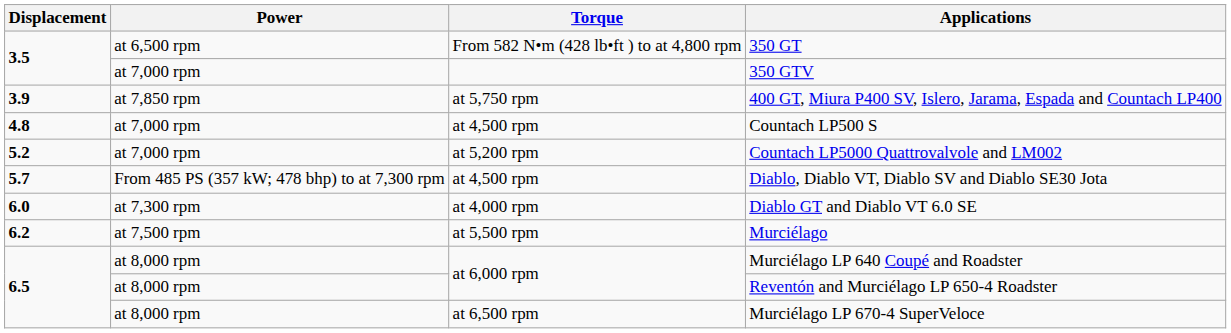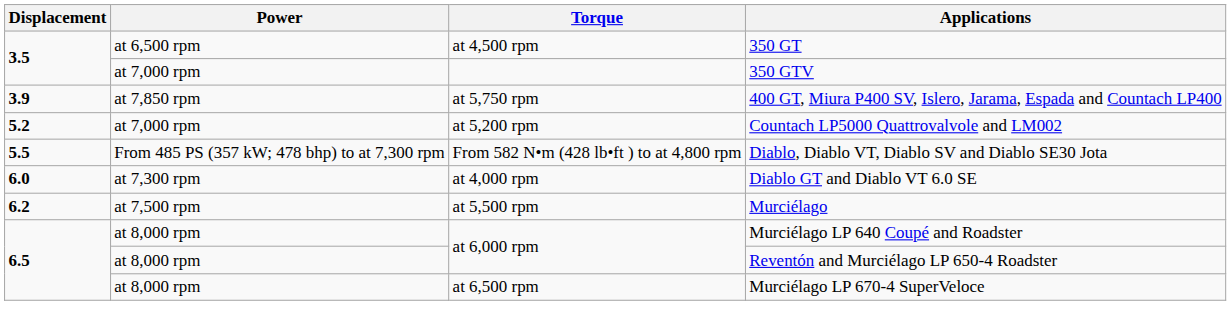(597, 44) From 582 N•m (428 lb•ft ) to at 4,800 rpm -> (496, 44) at 4,500 rpm
- row: (813, 125)
(19, 179) 5.7 -> (19, 152) 5.5
(496, 179) at 4,500 rpm -> (597, 152) From 582 N•m (428 lb•ft ) to at 4,800 rpm
